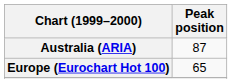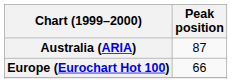(200, 68) 65 -> (200, 68) 66
